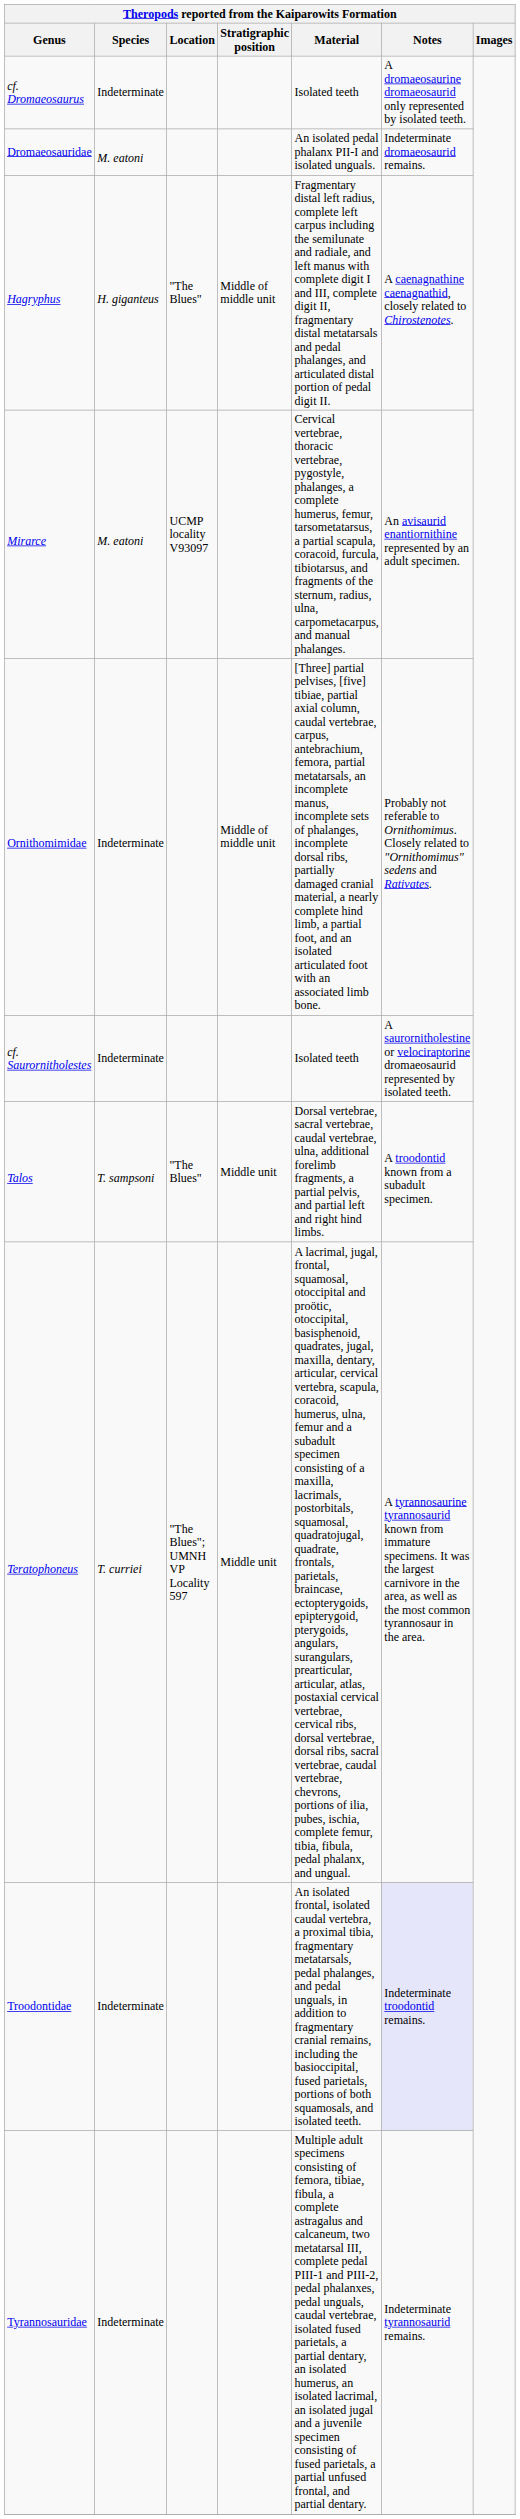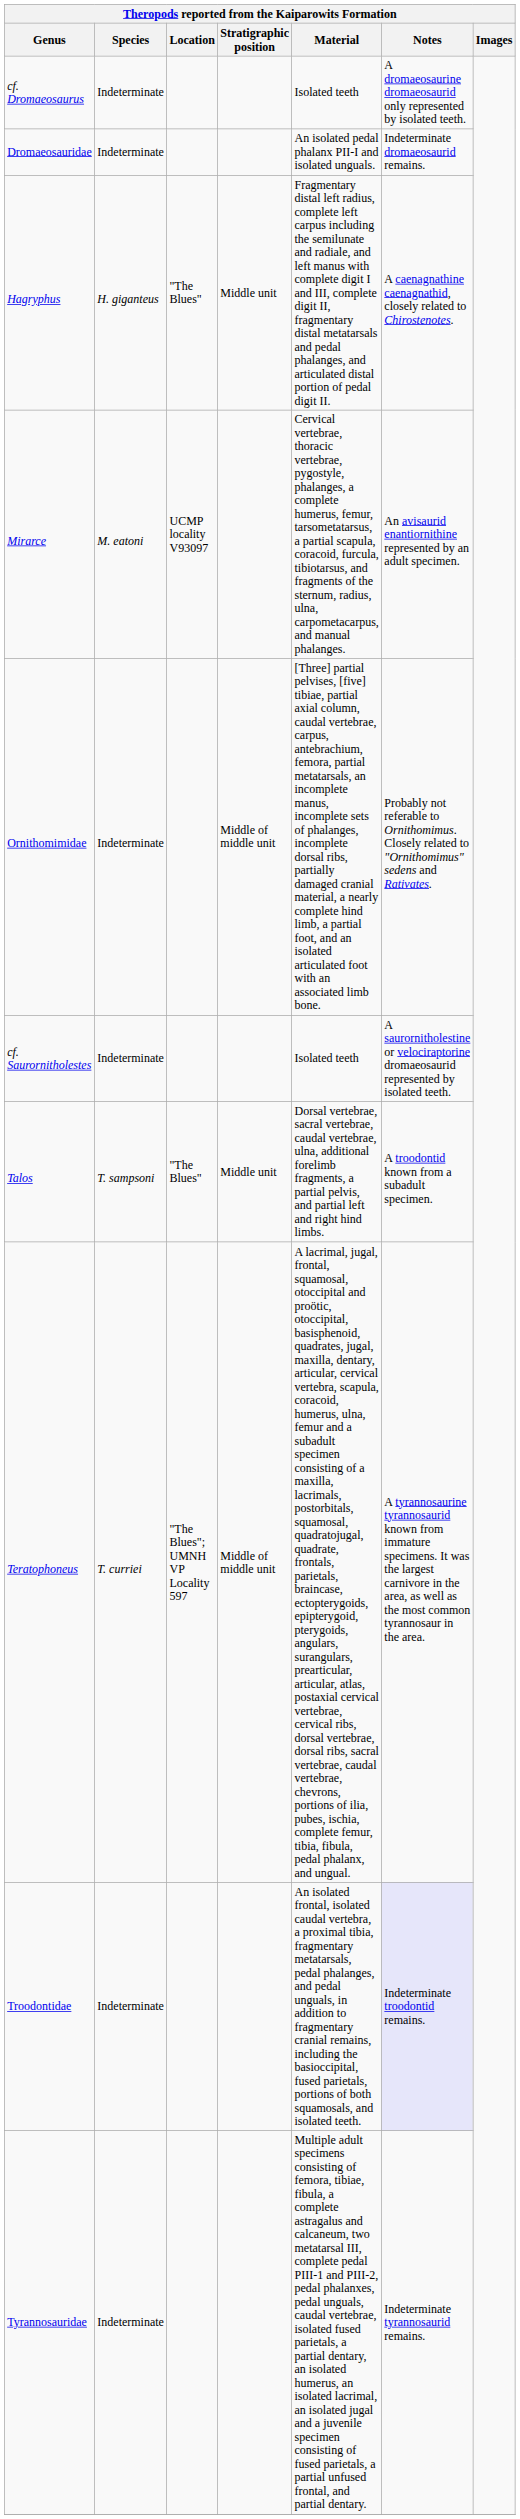(120, 158) M. eatoni -> (131, 152) Indeterminate
(248, 292) Middle of middle unit -> (249, 292) Middle unit
(249, 1562) Middle unit -> (248, 1562) Middle of middle unit
